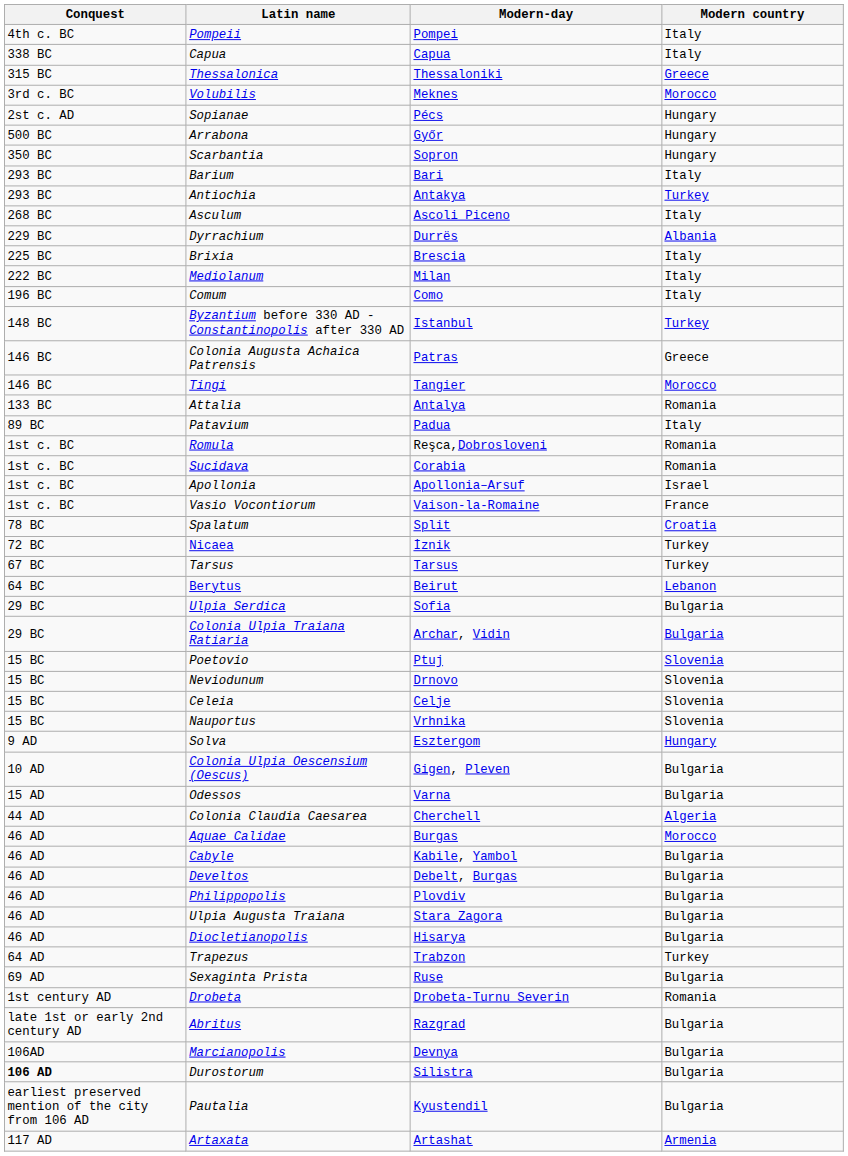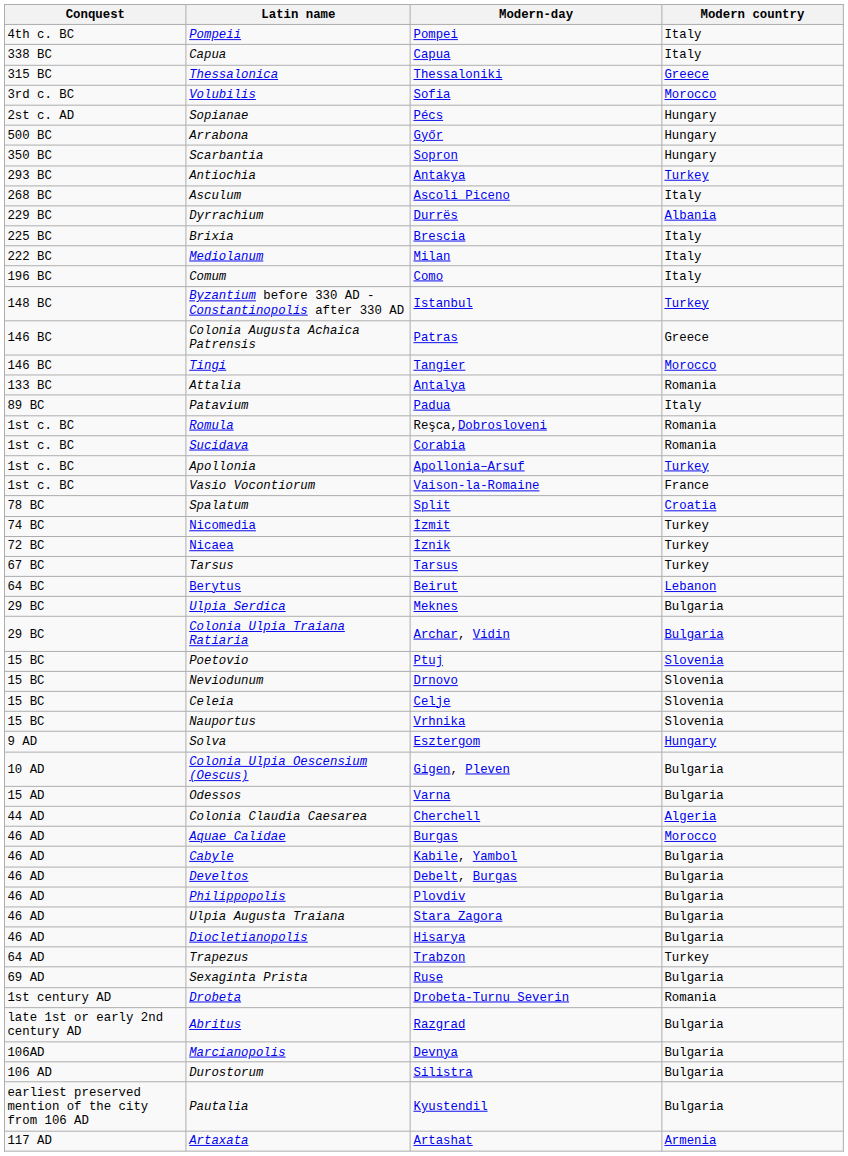(436, 95) Meknes -> (432, 95) Sofia
- row: (211, 176)
(687, 486) Israel -> (687, 466) Turkey
+ row: (223, 526)
(432, 607) Sofia -> (436, 607) Meknes
(30, 1072) bold -> (30, 1072) normal
